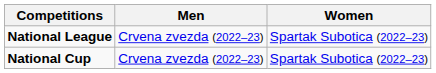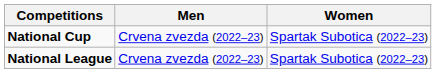rows swapped: (60, 37) <-> (49, 58)
